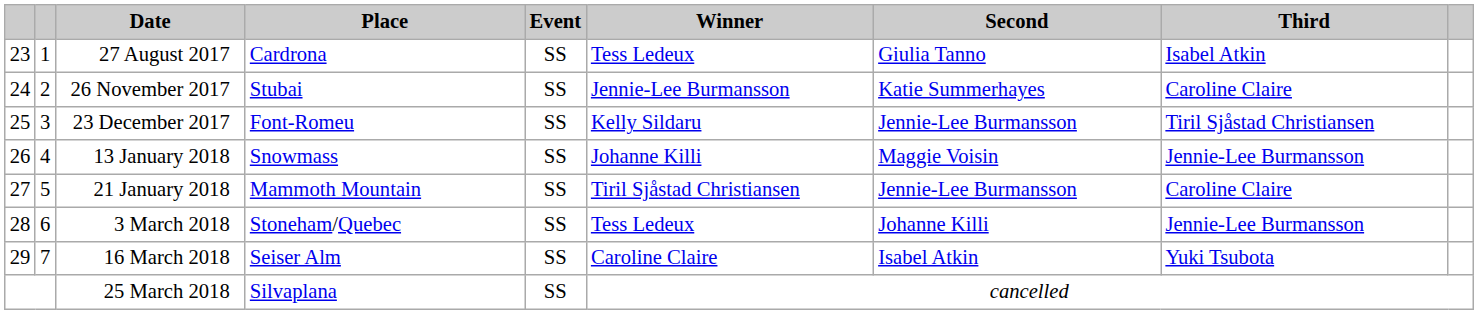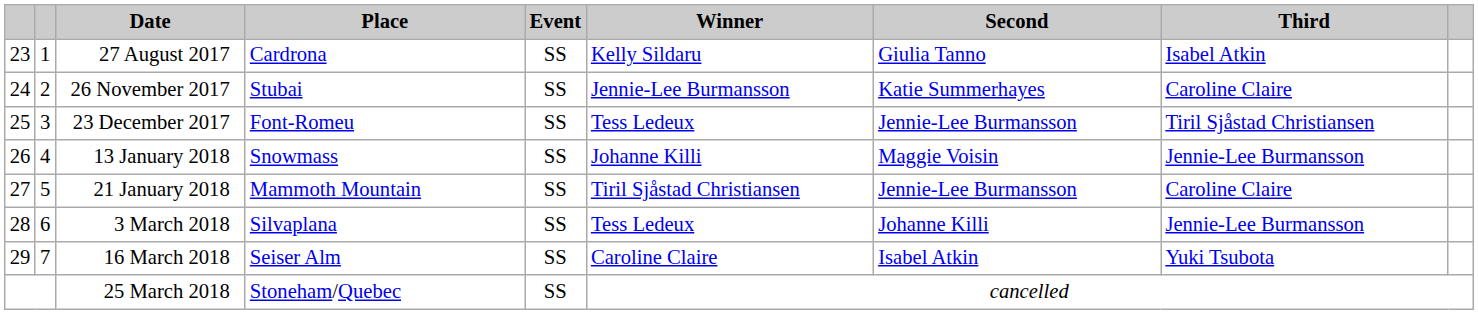(643, 54) Tess Ledeux -> (646, 54) Kelly Sildaru
(646, 122) Kelly Sildaru -> (643, 122) Tess Ledeux
(325, 223) Stoneham/Quebec -> (293, 223) Silvaplana
(293, 291) Silvaplana -> (325, 291) Stoneham/Quebec
